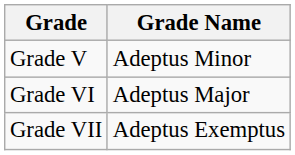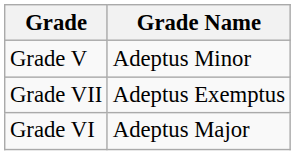rows swapped: (52, 94) <-> (56, 130)
